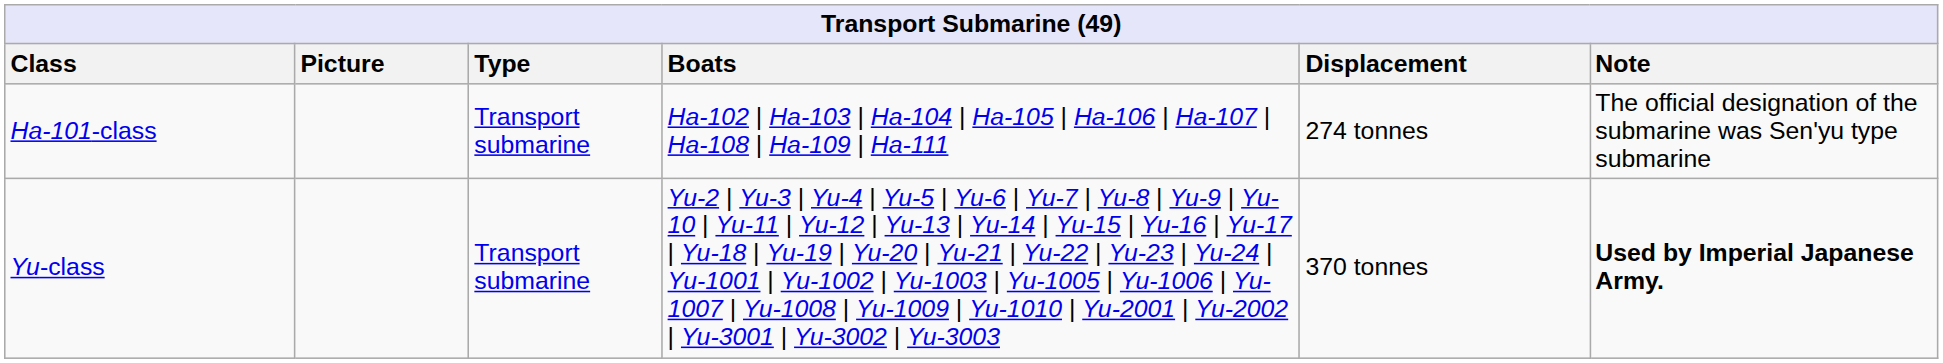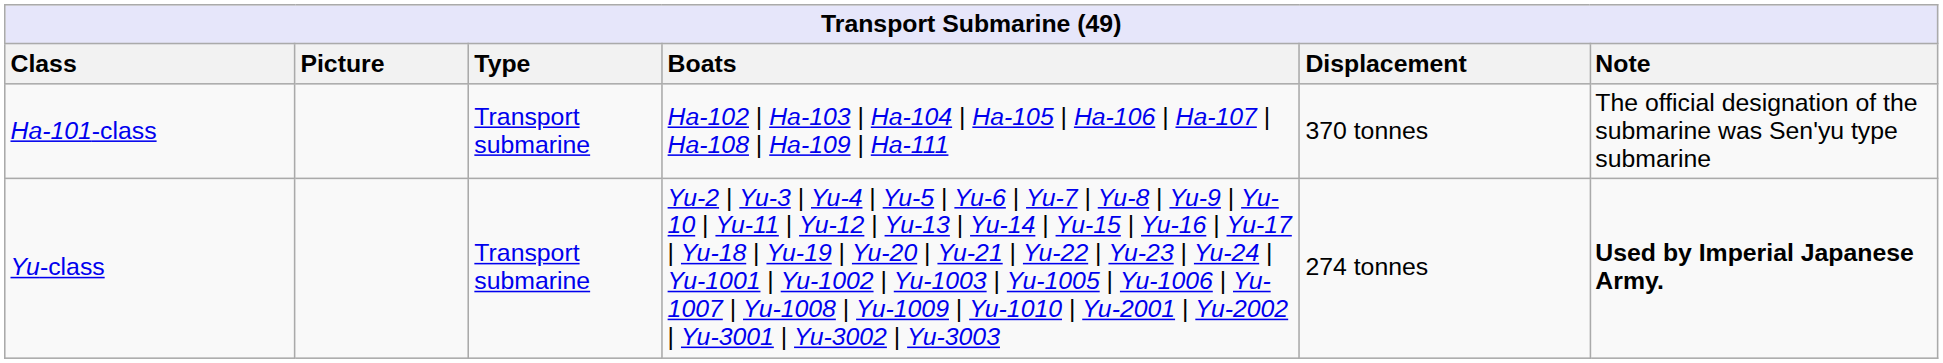(1367, 130) 274 tonnes -> (1367, 130) 370 tonnes
(1367, 267) 370 tonnes -> (1367, 267) 274 tonnes
